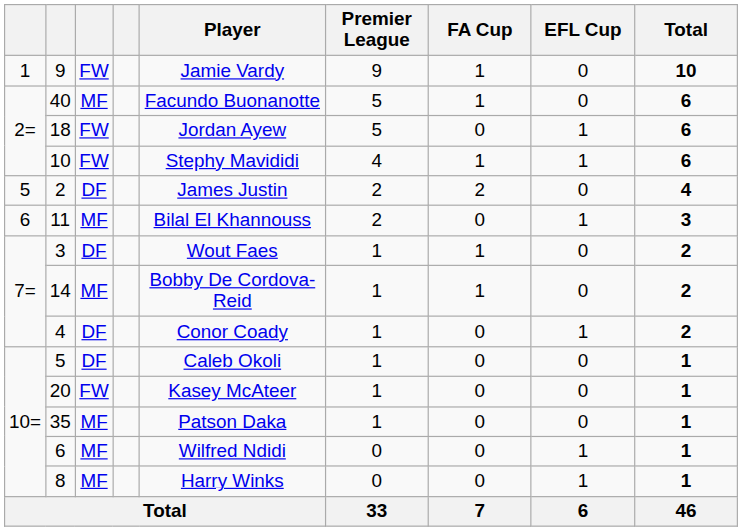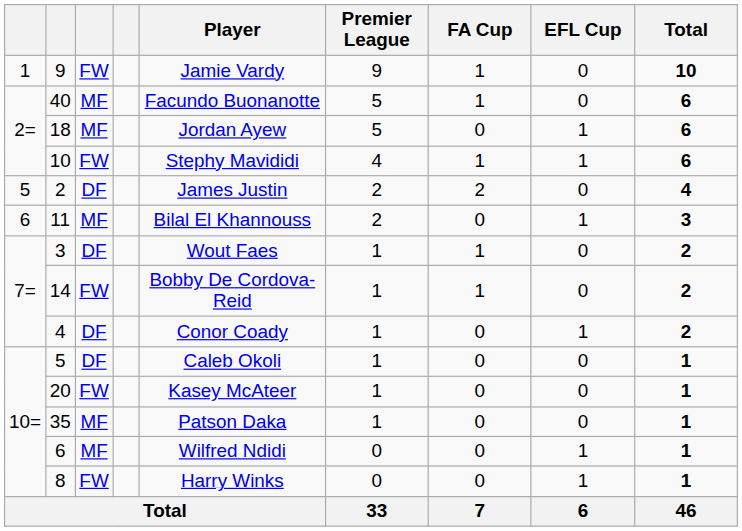(94, 130) FW -> (94, 130) MF
(94, 290) MF -> (94, 290) FW
(94, 481) MF -> (94, 481) FW
